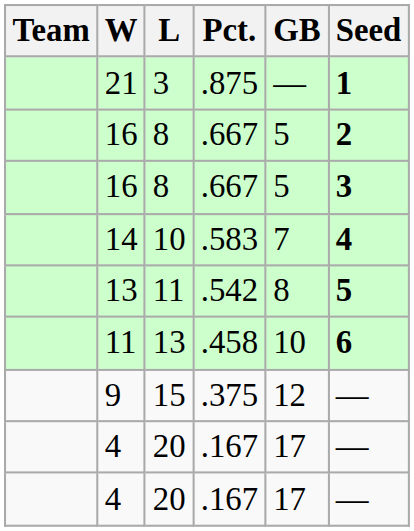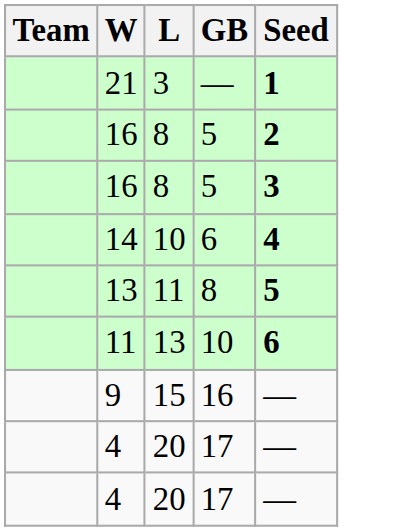- column: (229, 30)
(281, 238) 7 -> (209, 238) 6
(290, 394) 12 -> (217, 394) 16
